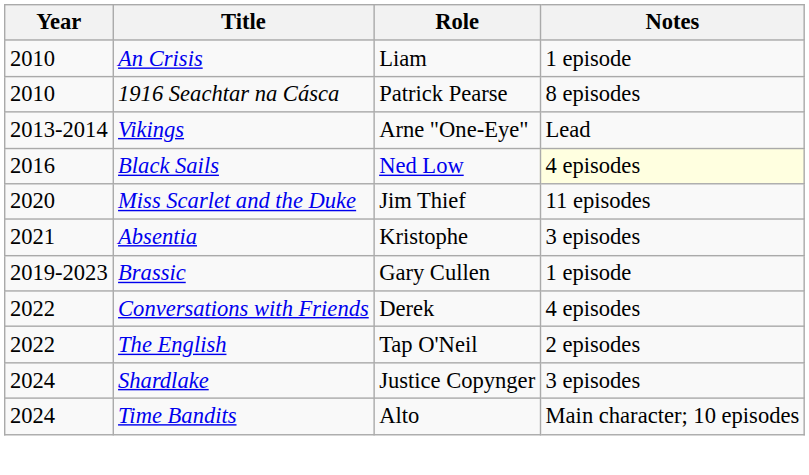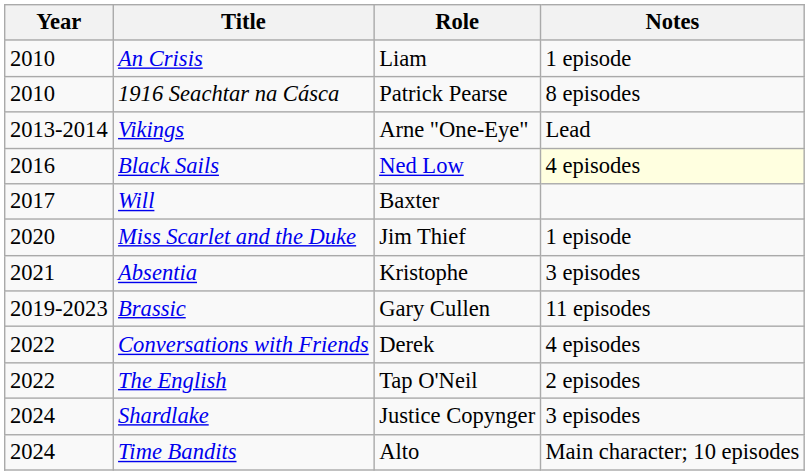+ row: (136, 201)
(598, 201) 11 episodes -> (588, 237) 1 episode
(588, 272) 1 episode -> (598, 308) 11 episodes
